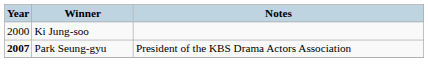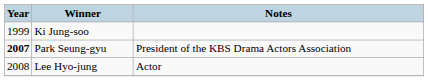(18, 31) 2000 -> (18, 31) 1999
+ row: (66, 66)
